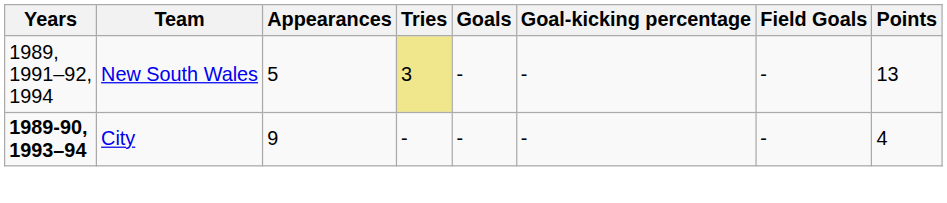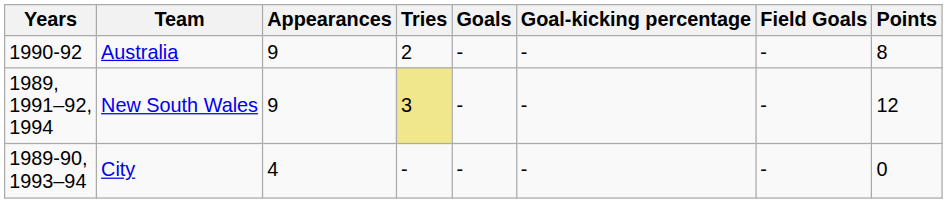+ row: (140, 51)
(273, 74) 5 -> (273, 105) 9
(887, 74) 13 -> (887, 105) 12
(48, 138) bold -> (48, 170) normal
(273, 138) 9 -> (273, 170) 4
(882, 138) 4 -> (882, 170) 0
